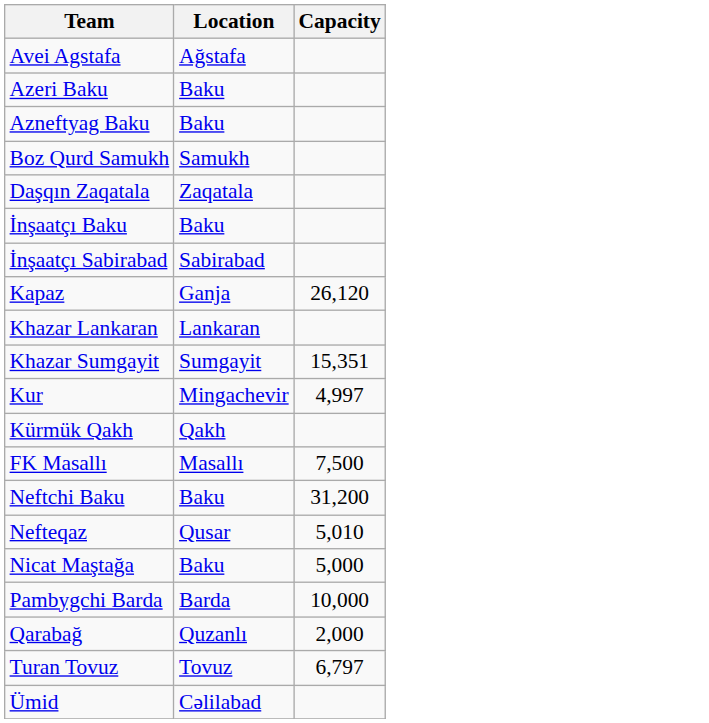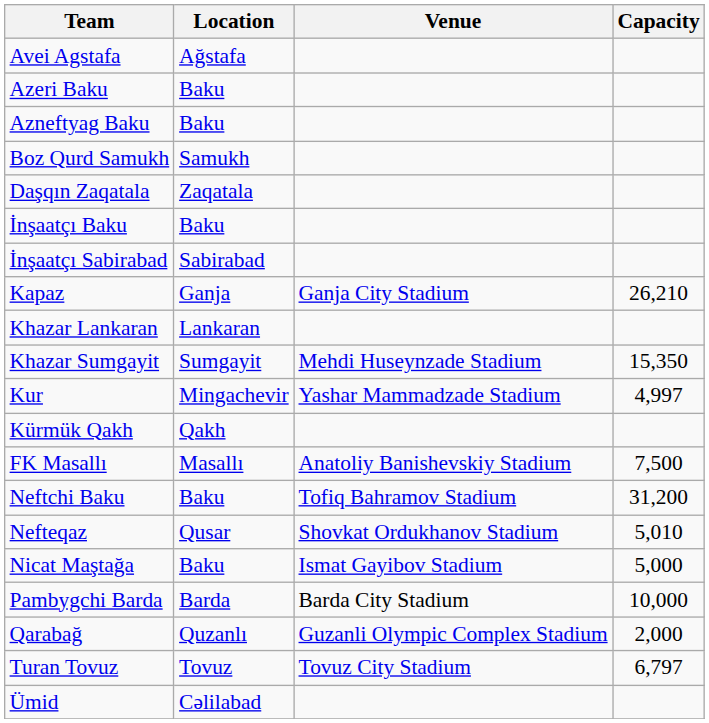+ column: (453, 21)
(340, 293) 26,120 -> (659, 293) 26,210
(340, 361) 15,351 -> (659, 361) 15,350
